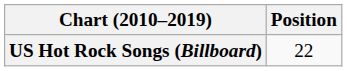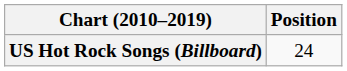(304, 50) 22 -> (304, 50) 24
